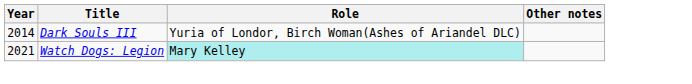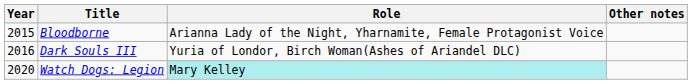+ row: (75, 32)
(21, 32) 2014 -> (21, 51) 2016
(21, 51) 2021 -> (21, 70) 2020
